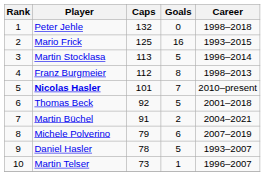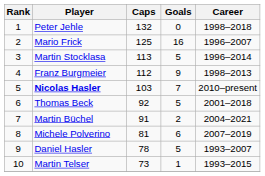(228, 42) 1993–2015 -> (228, 42) 1996–2007
(178, 73) 8 -> (178, 73) 9
(144, 88) 101 -> (144, 88) 103
(144, 133) 79 -> (144, 133) 81
(228, 164) 1996–2007 -> (228, 164) 1993–2015
